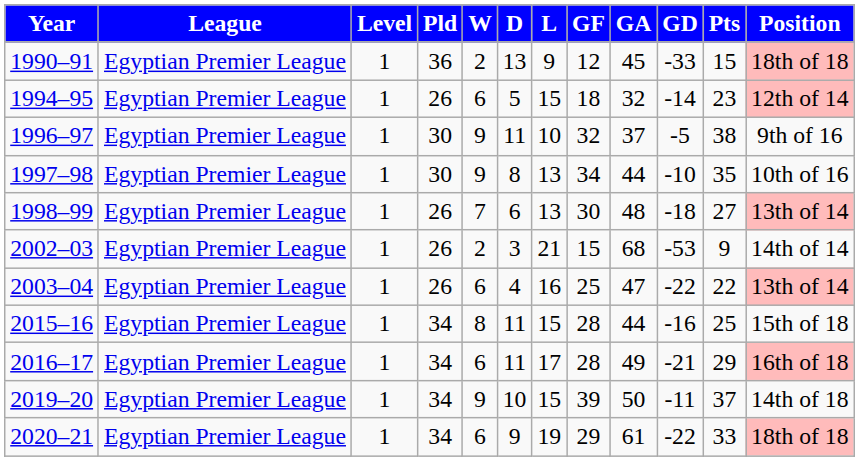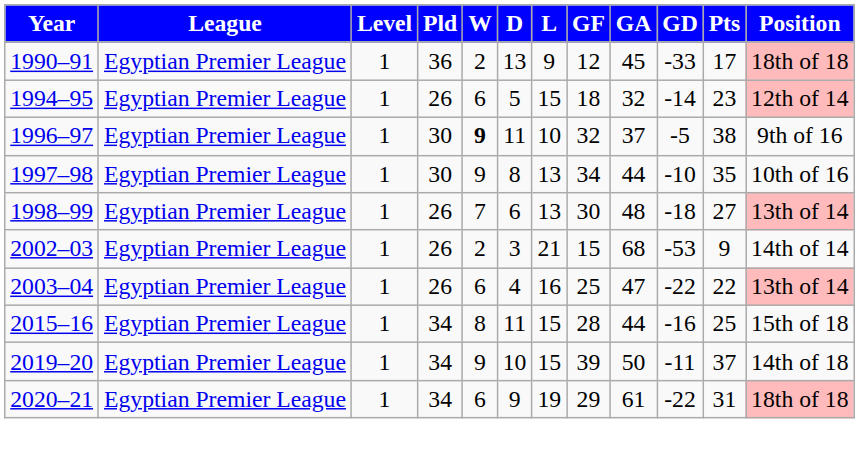(724, 60) 15 -> (724, 60) 17
(480, 135) normal -> (480, 135) bold
- row: (52, 361)
(724, 436) 33 -> (724, 398) 31
